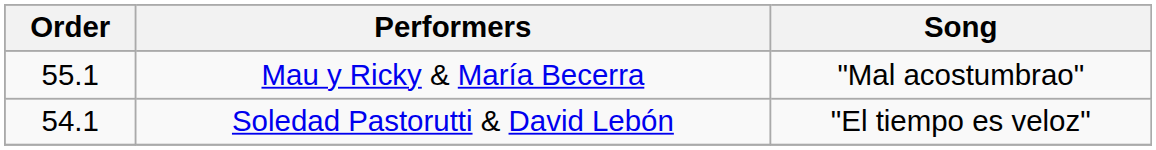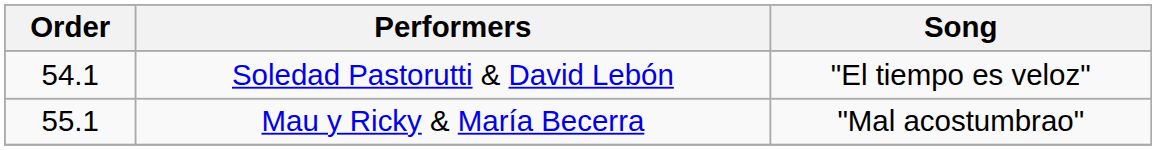rows swapped: (453, 121) <-> (453, 74)
